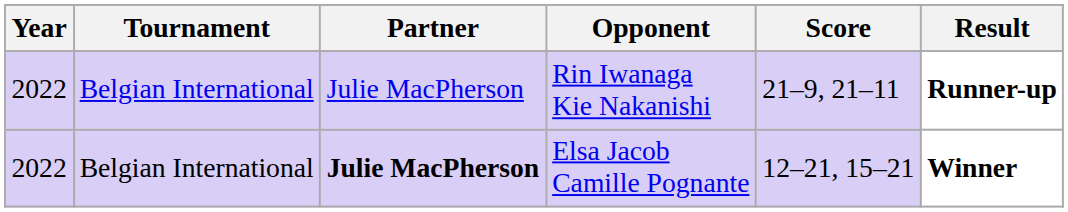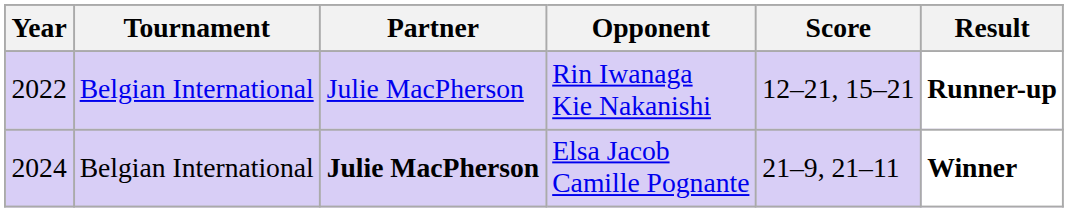(831, 89) 21–9, 21–11 -> (838, 89) 12–21, 15–21
(39, 167) 2022 -> (39, 167) 2024
(838, 167) 12–21, 15–21 -> (831, 167) 21–9, 21–11
